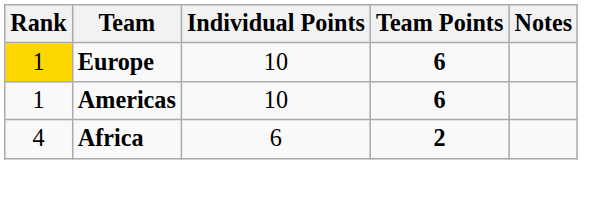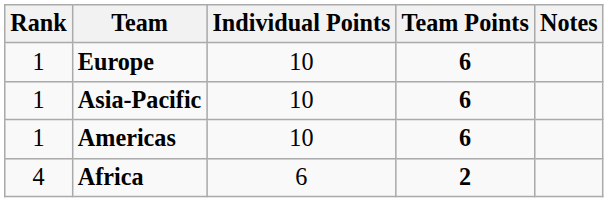(39, 61) gold background -> (39, 61) no background
+ row: (140, 100)
